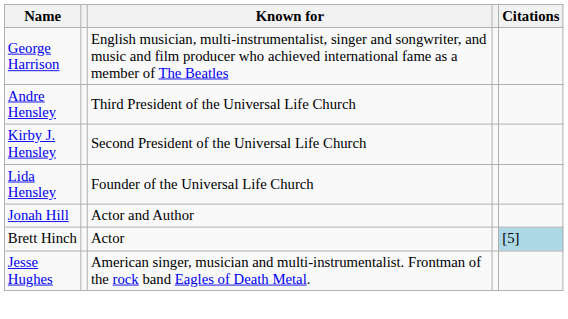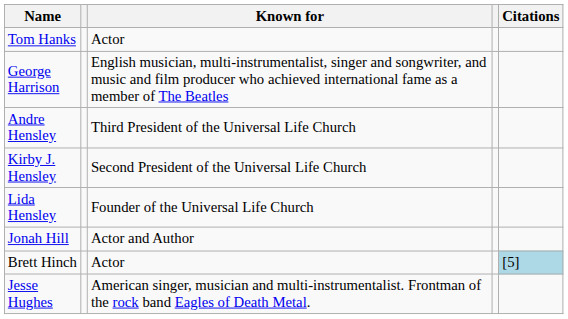+ row: (42, 39)
